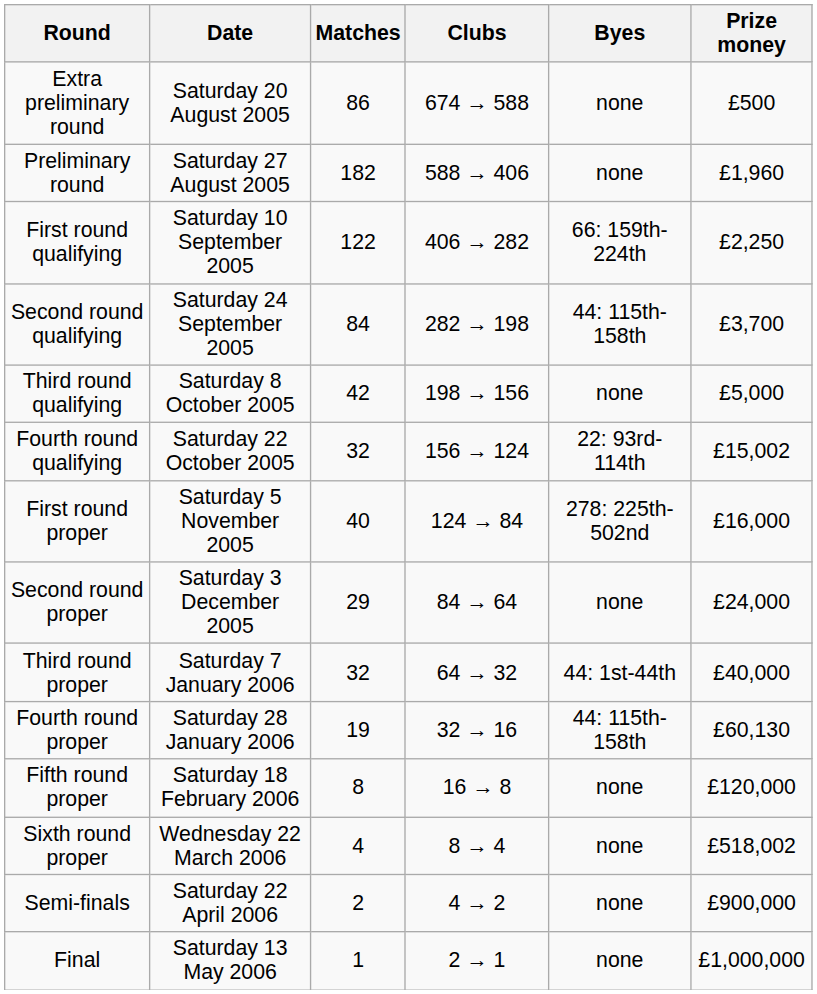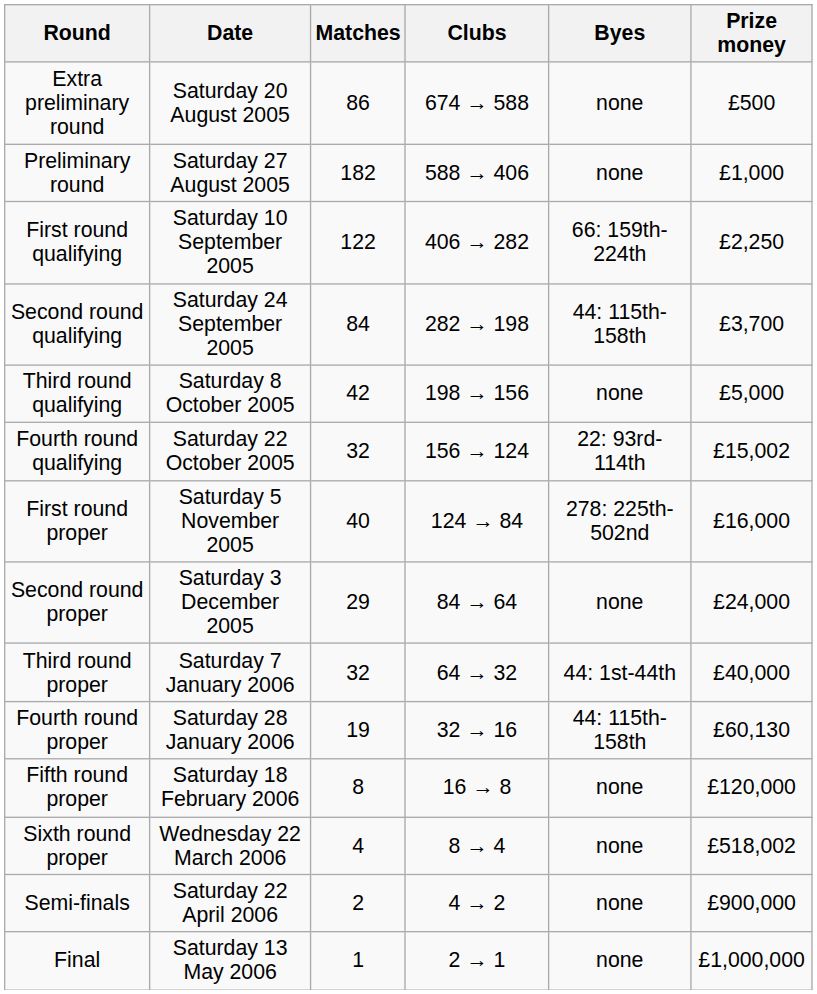(752, 172) £1,960 -> (752, 172) £1,000
